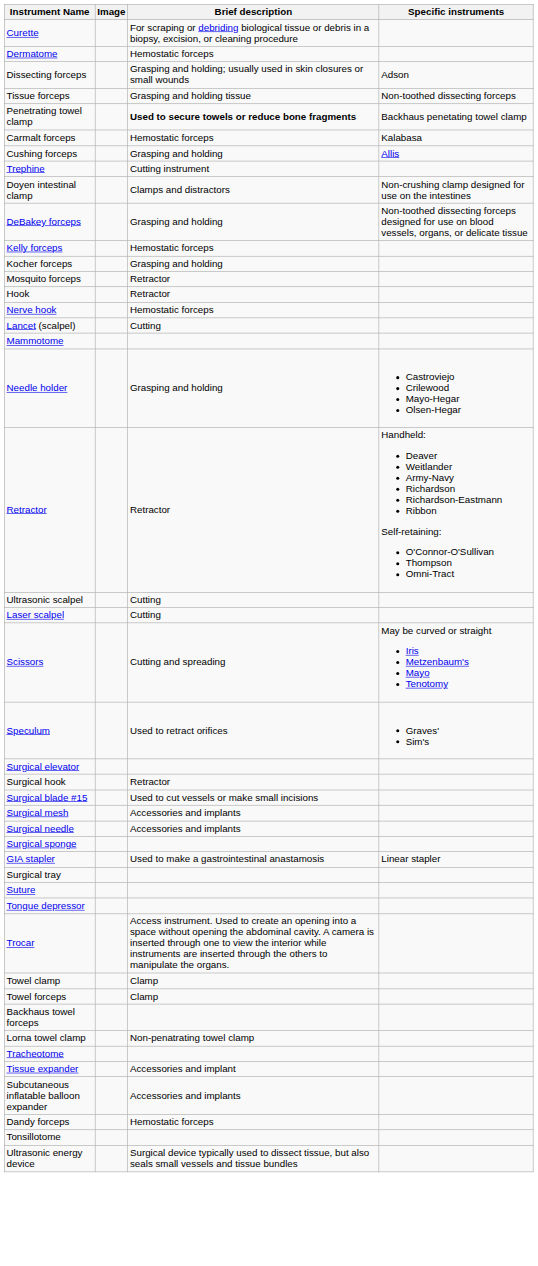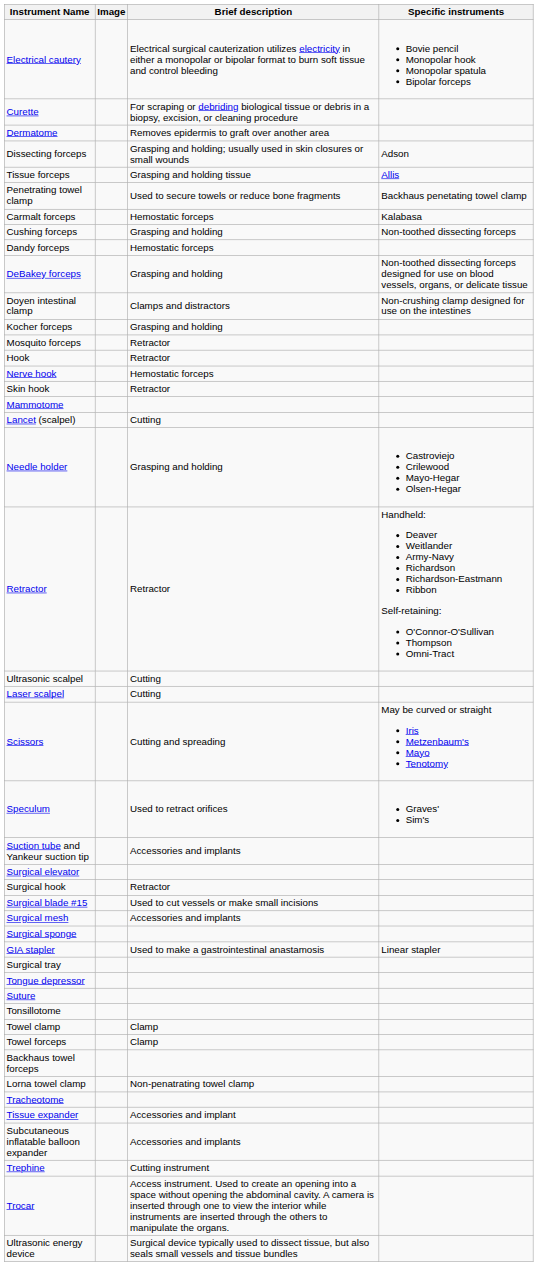+ row: (44, 59)
(172, 54) Hemostatic forceps -> (230, 133) Removes epidermis to graft over another area
(449, 96) Non-toothed dissecting forceps -> (390, 175) Allis
(243, 117) bold -> (235, 196) normal
(390, 153) Allis -> (449, 232) Non-toothed dissecting forceps
rows swapped: (38, 1122) <-> (26, 169)
rows swapped: (44, 221) <-> (41, 189)
- row: (34, 248)
+ row: (28, 389)
rows swapped: (41, 325) <-> (35, 341)
+ row: (48, 851)
- row: (40, 828)
rows swapped: (21, 890) <-> (46, 906)
rows swapped: (34, 1137) <-> (20, 943)
